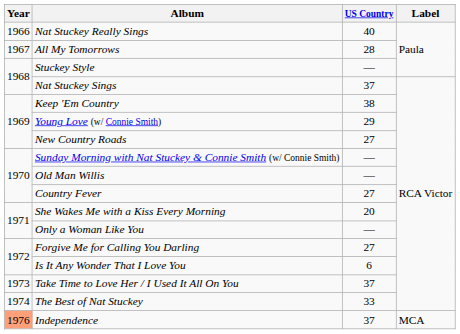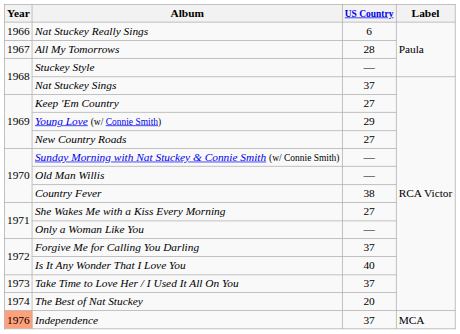(369, 31) 40 -> (369, 31) 6
(369, 103) 38 -> (369, 103) 27
(369, 193) 27 -> (369, 193) 38
(369, 211) 20 -> (369, 211) 27
(369, 247) 27 -> (369, 247) 37
(369, 265) 6 -> (369, 265) 40
(369, 301) 33 -> (369, 301) 20
